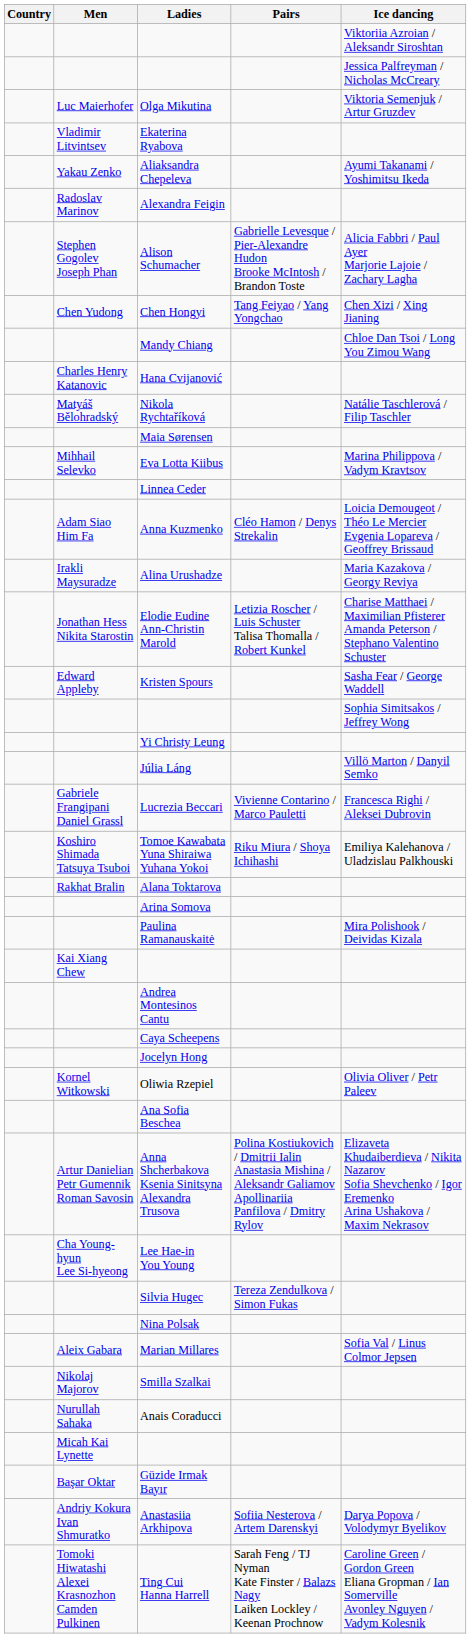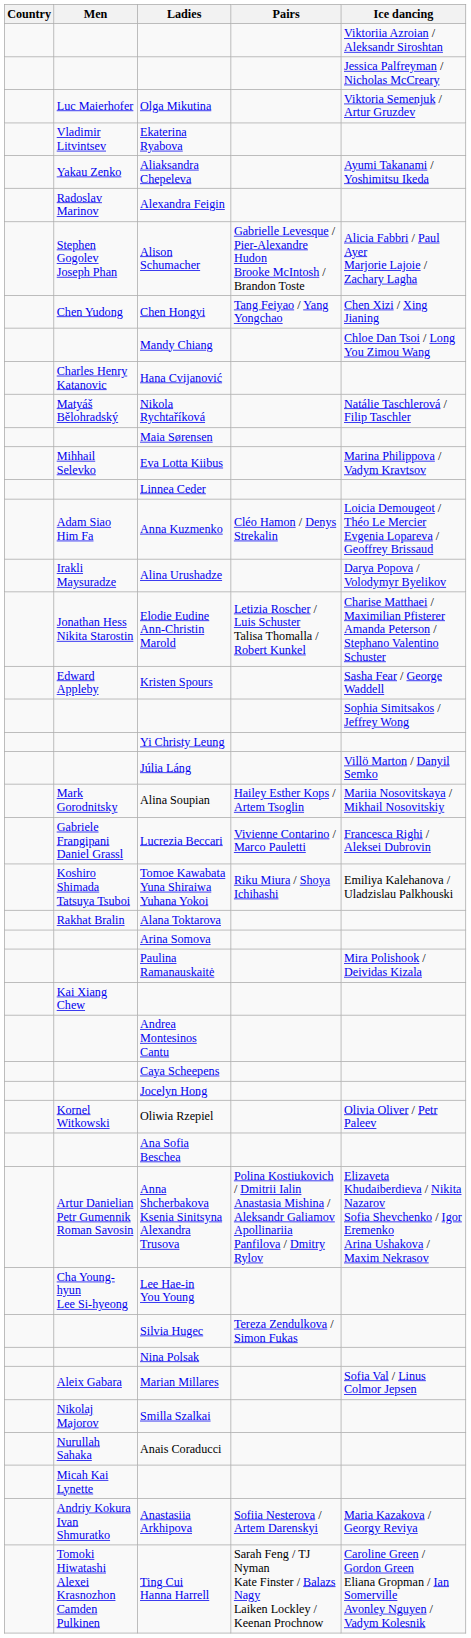(388, 575) Maria Kazakova / Georgy Reviya -> (395, 575) Darya Popova / Volodymyr Byelikov
+ row: (87, 800)
- row: (86, 1481)
(395, 1521) Darya Popova / Volodymyr Byelikov -> (388, 1521) Maria Kazakova / Georgy Reviya
